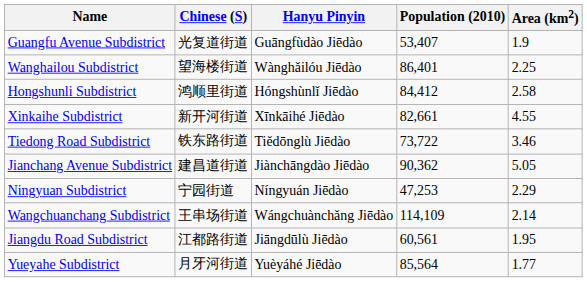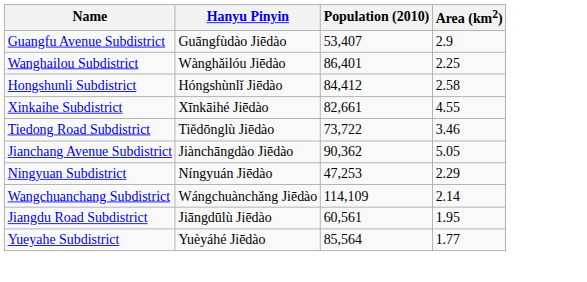- column: (213, 17)
(520, 42) 1.9 -> (444, 41) 2.9
